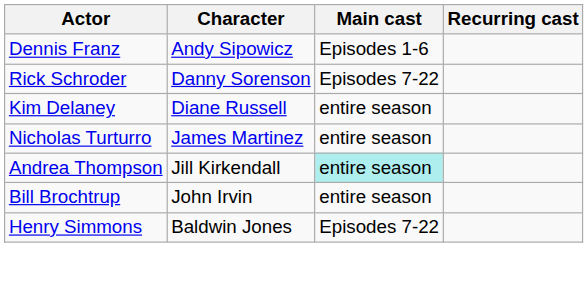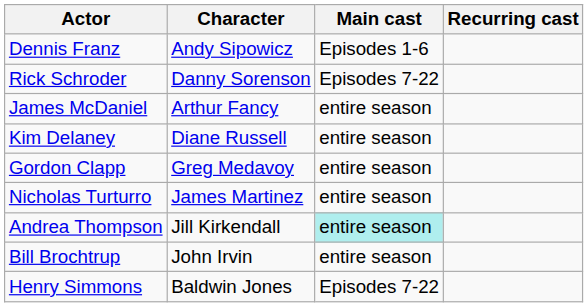+ row: (78, 108)
+ row: (67, 167)
